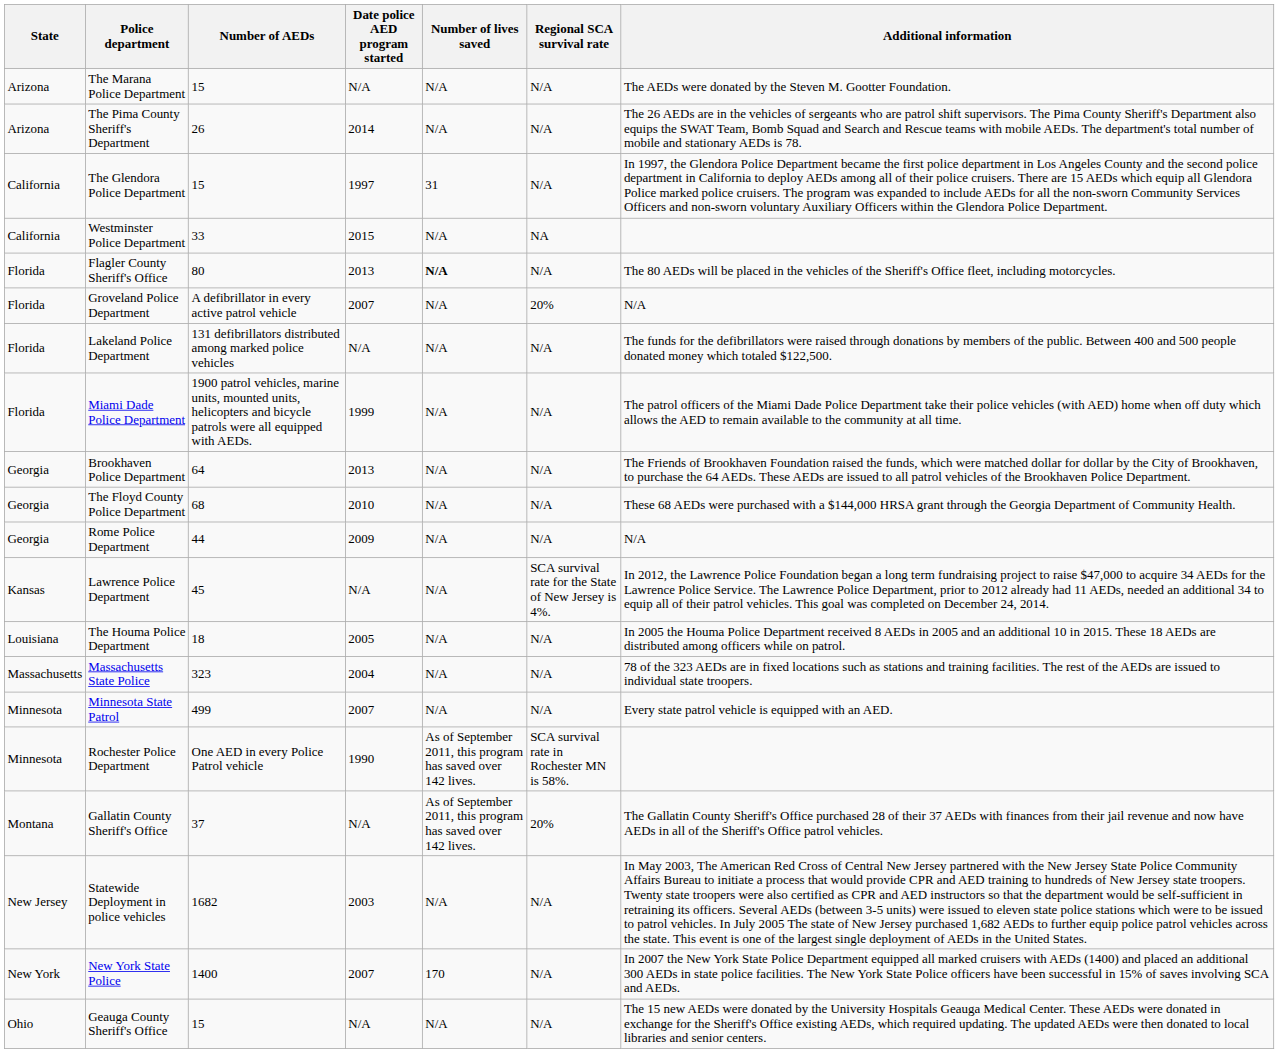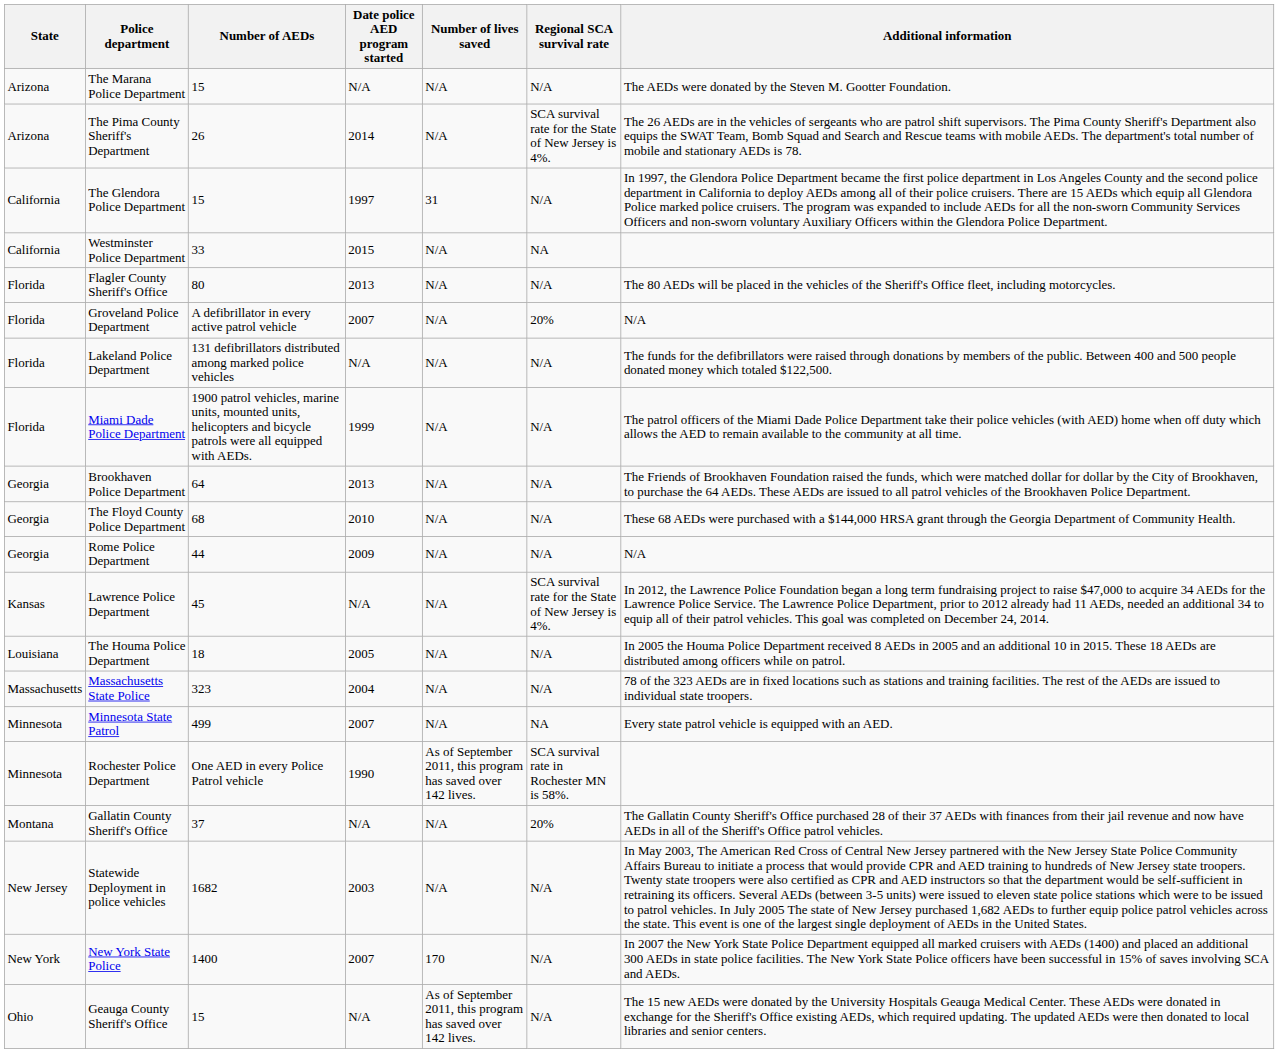(541, 128) N/A -> (573, 136) SCA survival rate for the State of New Jersey is 4%.
(436, 270) bold -> (436, 285) normal
(541, 709) N/A -> (540, 724) NA
(474, 823) As of September 2011, this program has saved over 142 lives. -> (436, 823) N/A
(436, 1023) N/A -> (474, 1016) As of September 2011, this program has saved over 142 lives.
